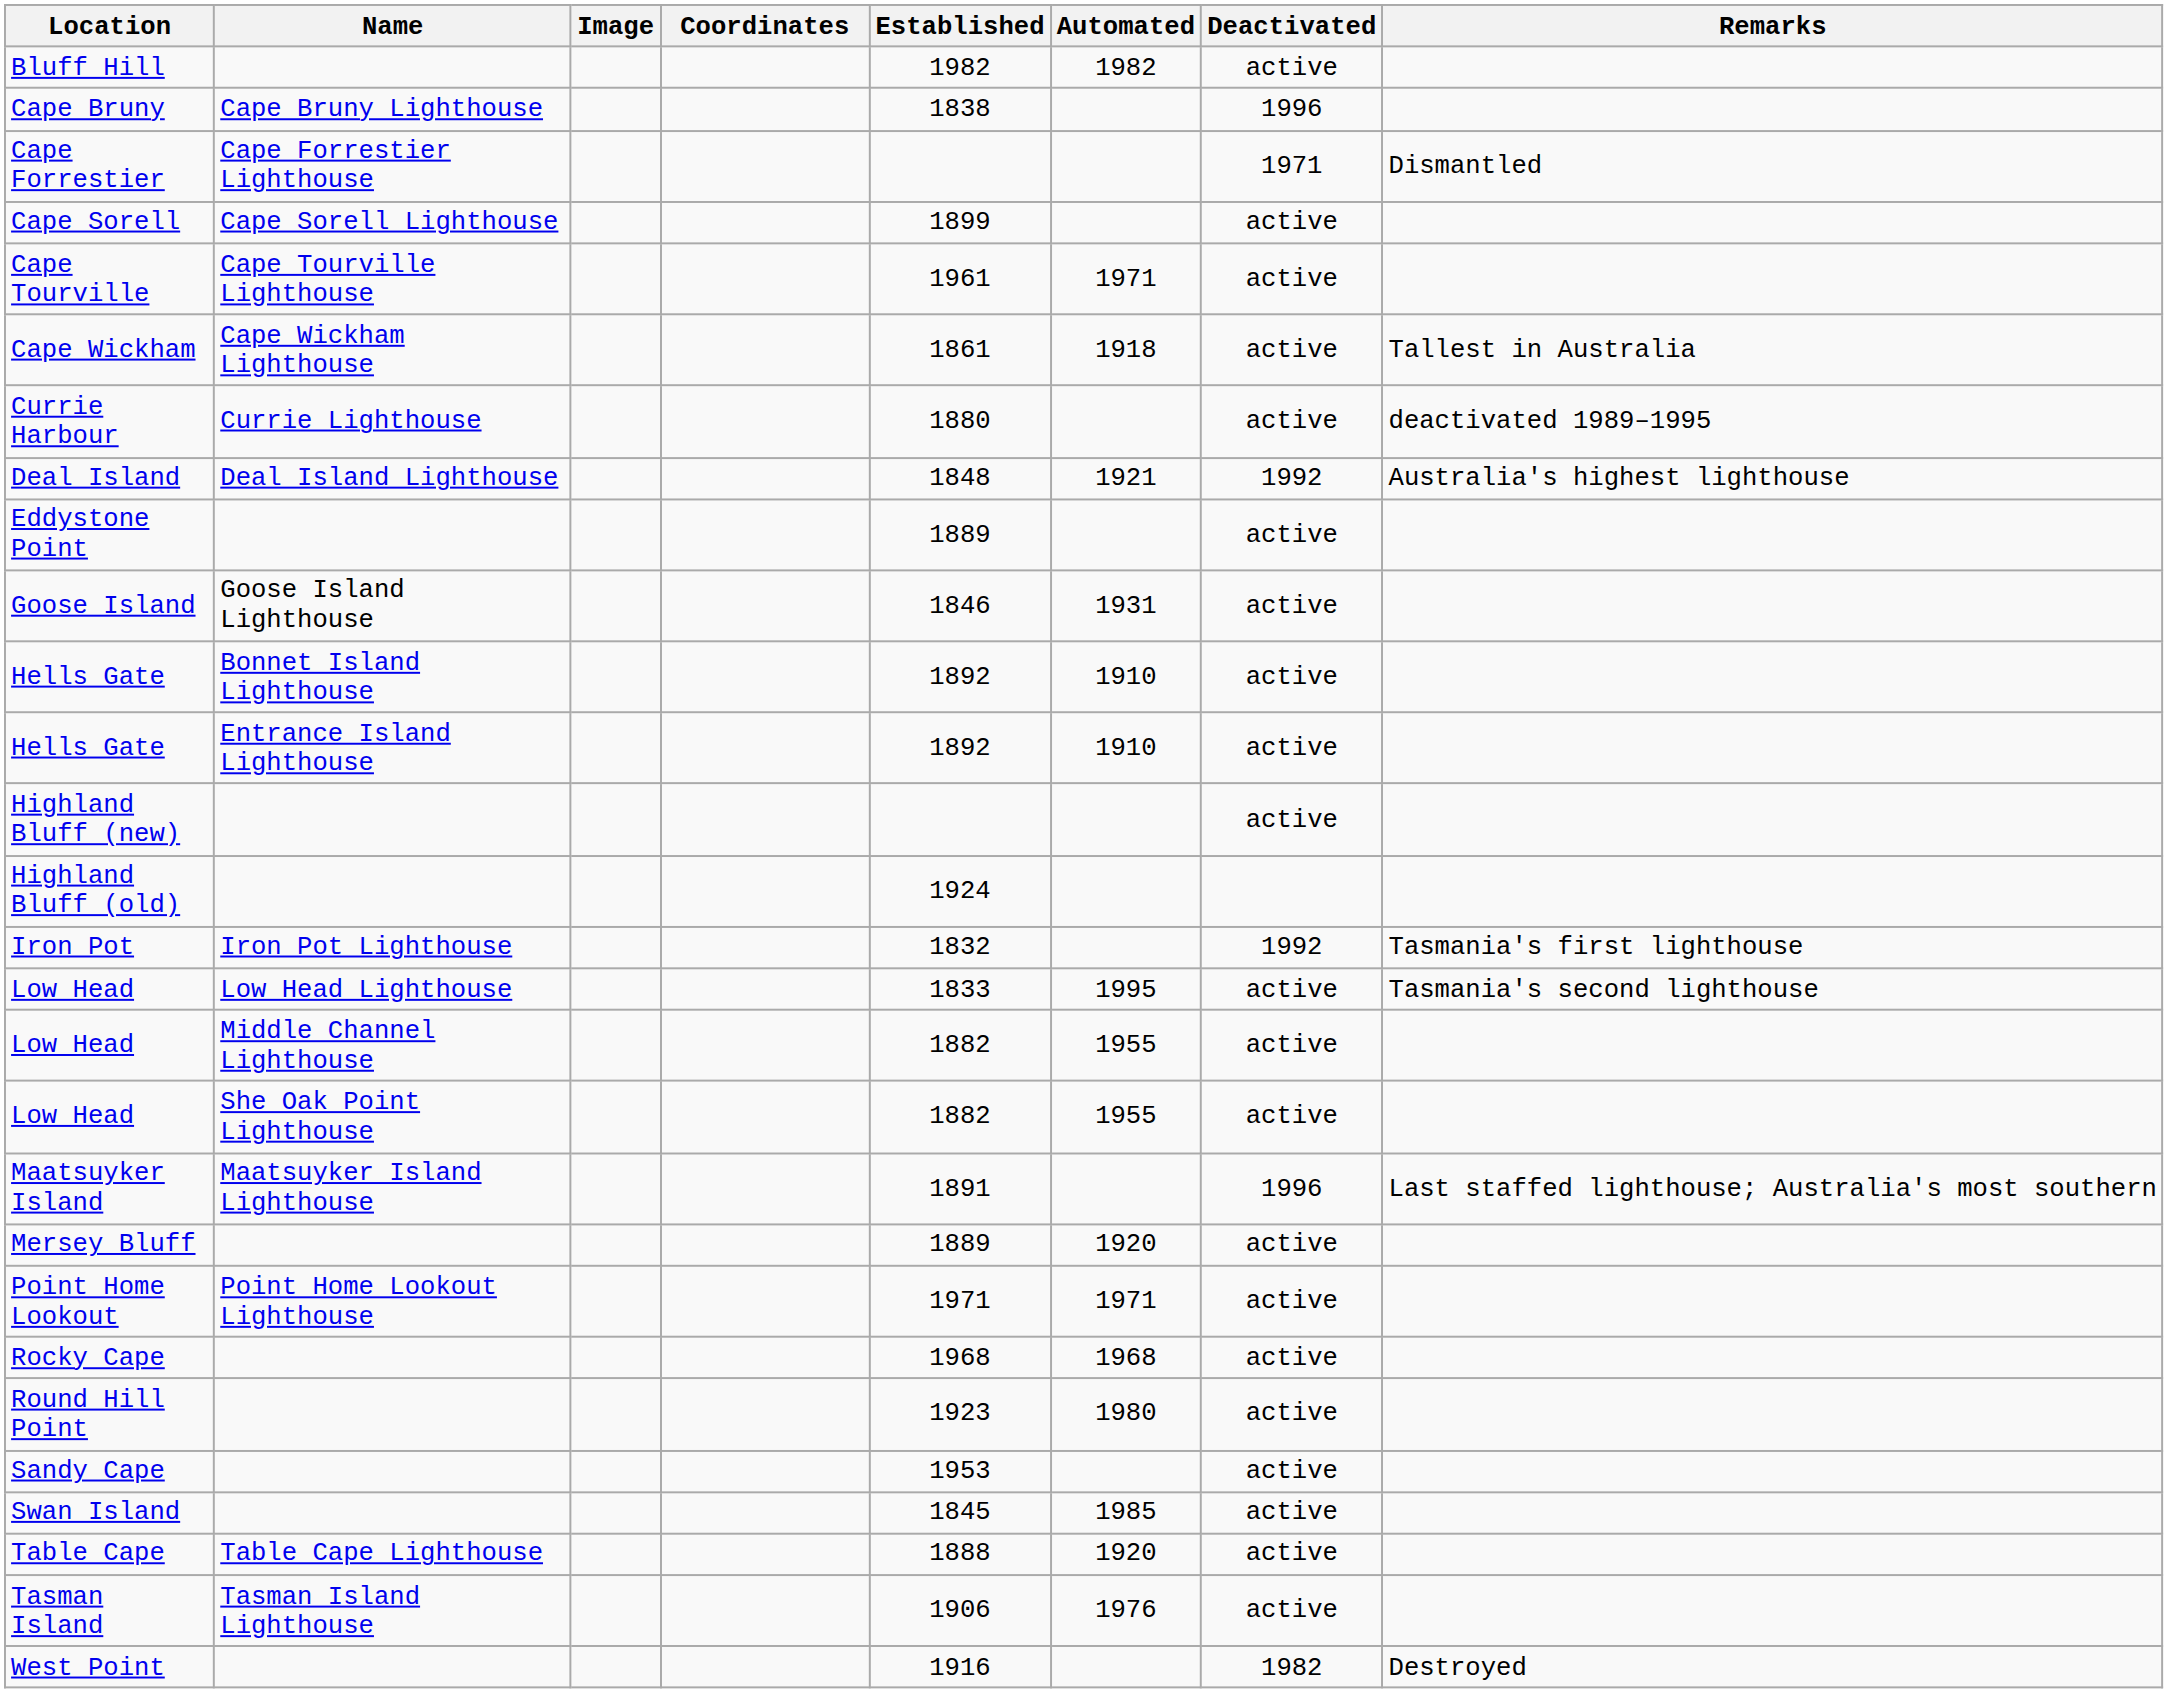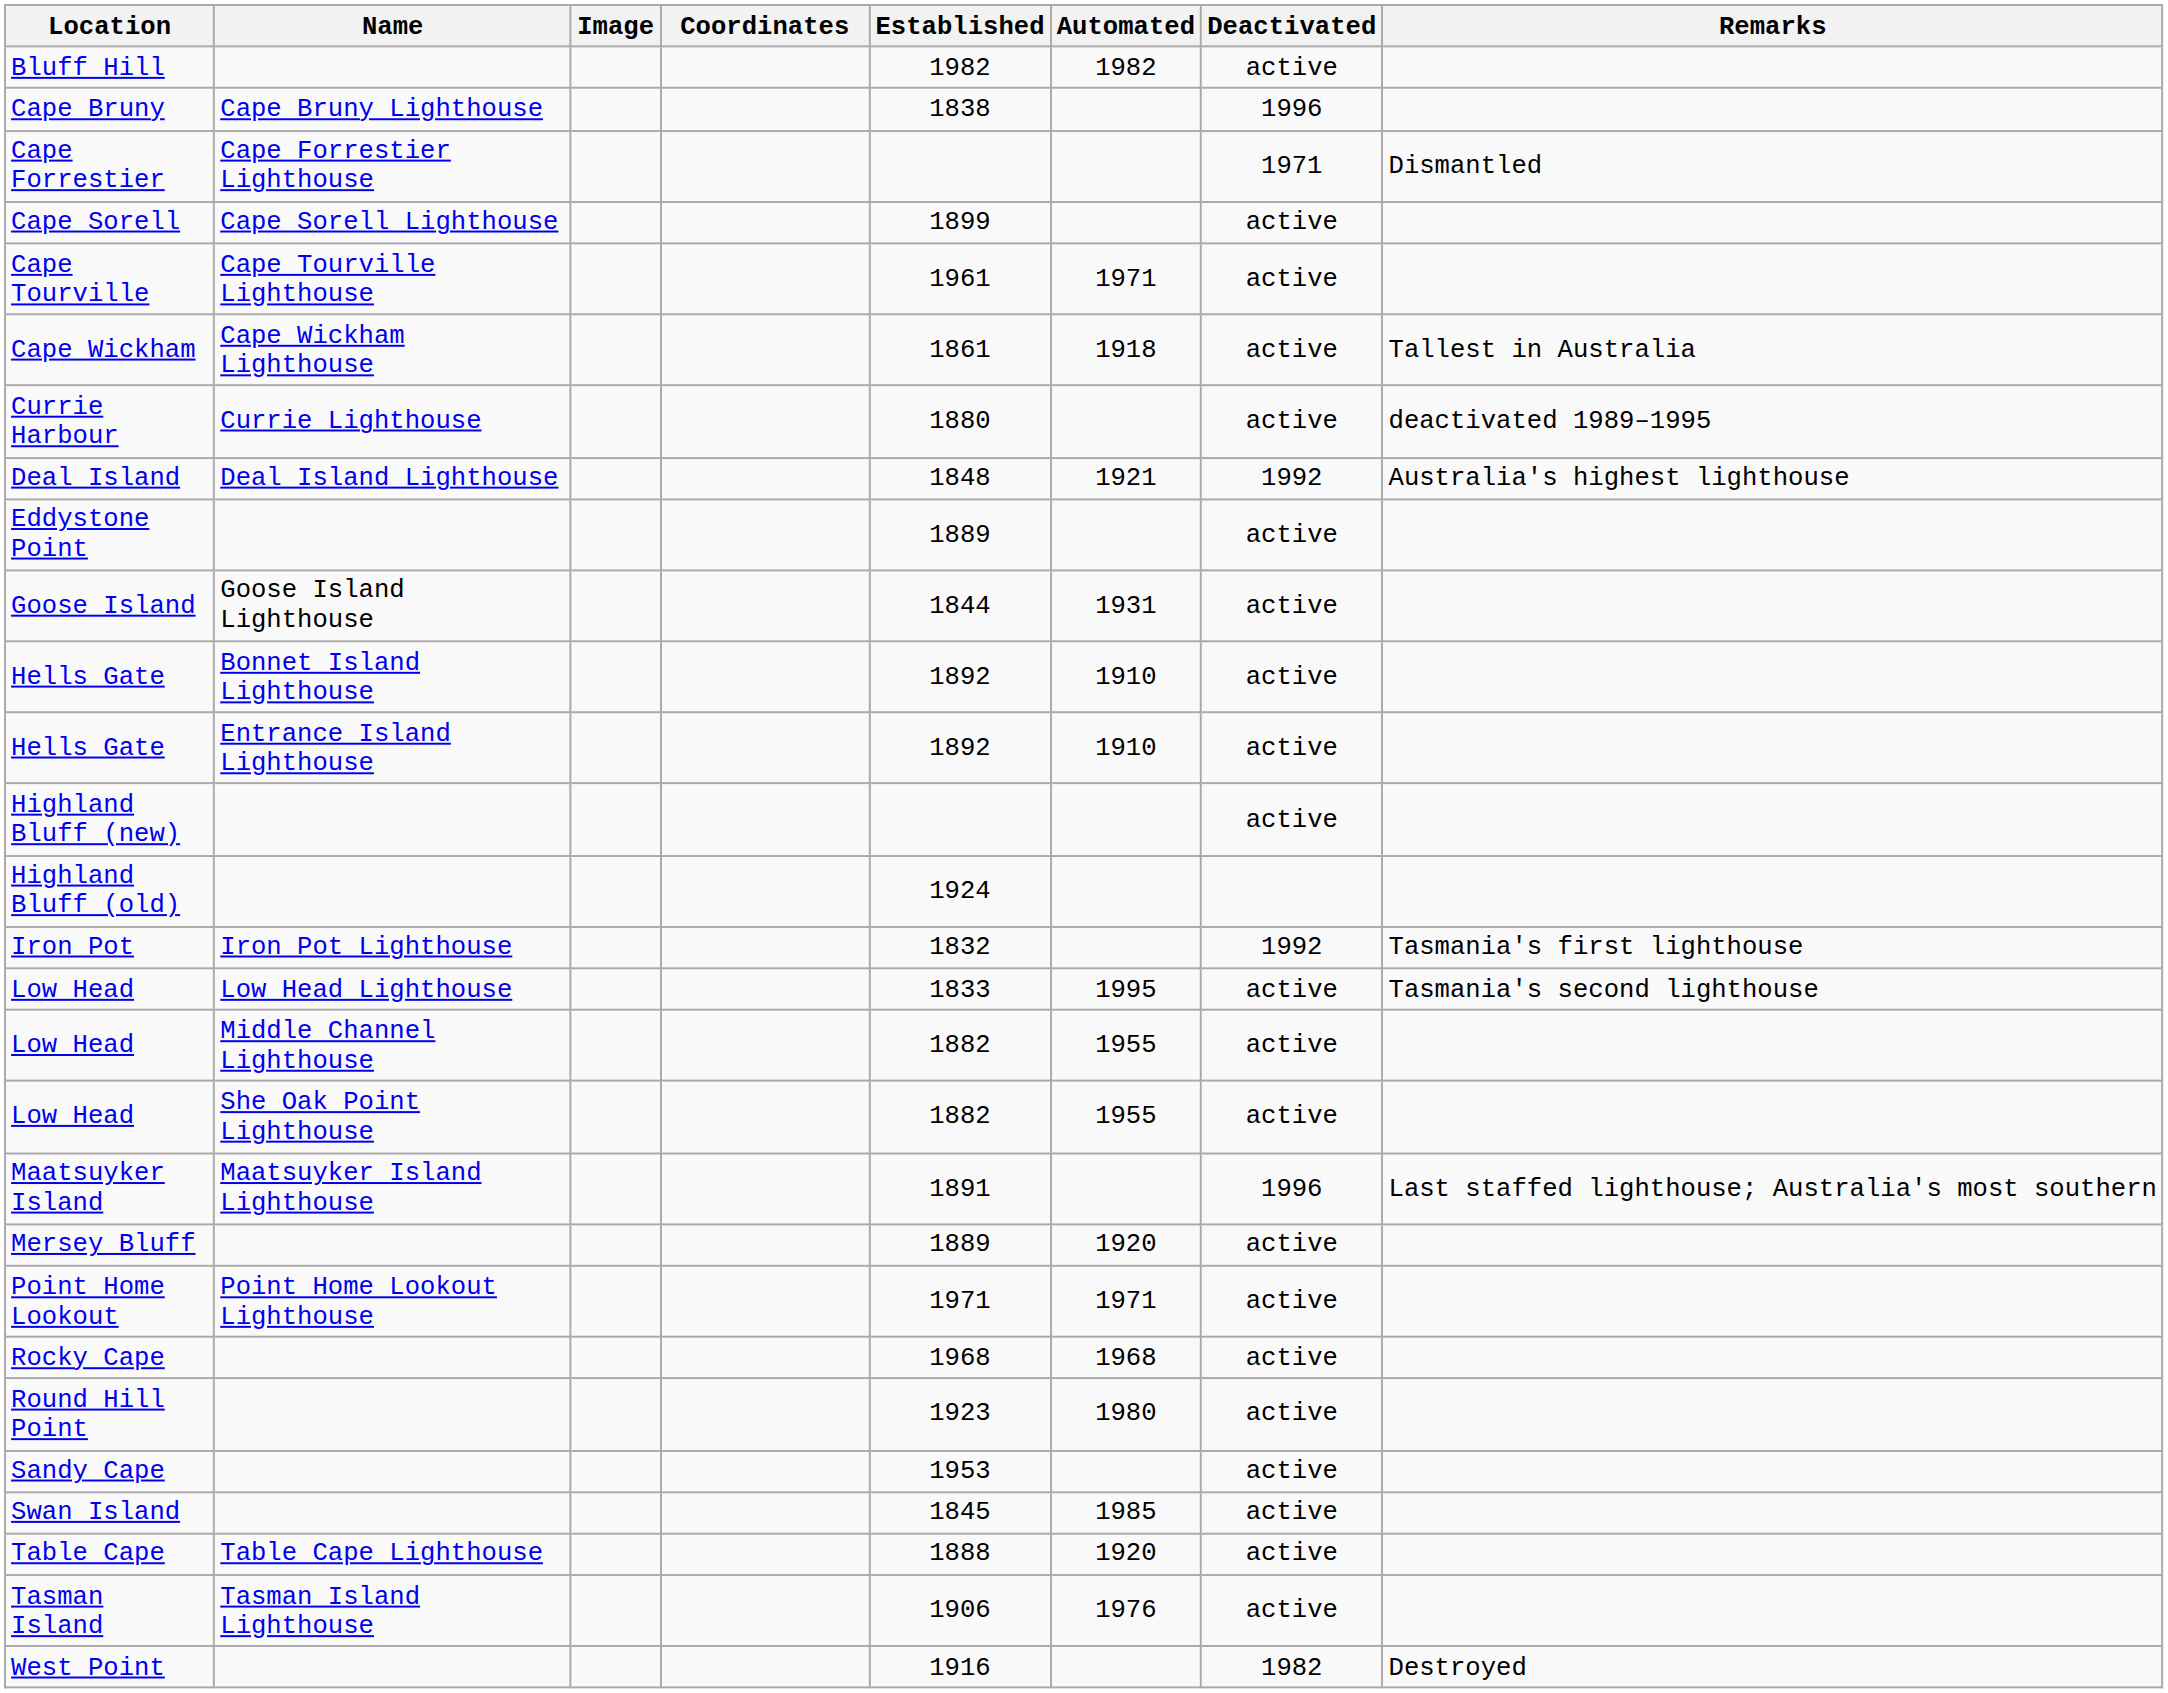(960, 606) 1846 -> (960, 606) 1844
